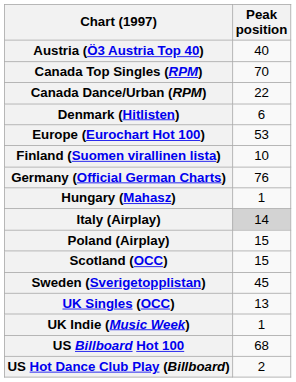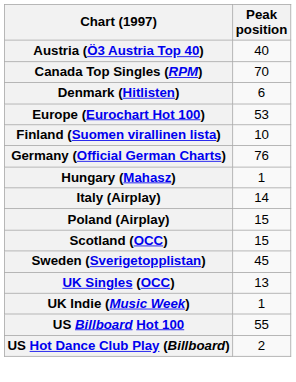- row: (119, 93)
(262, 219) lightgrey background -> (262, 198) no background
(262, 345) 68 -> (262, 324) 55
